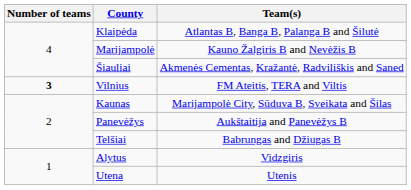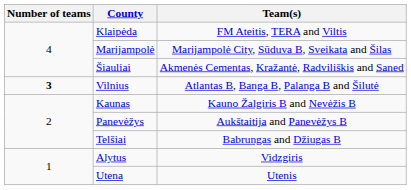(282, 31) Atlantas B, Banga B, Palanga B and Šilutė -> (282, 31) FM Ateitis, TERA and Viltis
(282, 49) Kauno Žalgiris B and Nevėžis B -> (282, 49) Marijampolė City, Sūduva B, Sveikata and Šilas
(282, 85) FM Ateitis, TERA and Viltis -> (282, 85) Atlantas B, Banga B, Palanga B and Šilutė
(282, 103) Marijampolė City, Sūduva B, Sveikata and Šilas -> (282, 103) Kauno Žalgiris B and Nevėžis B
